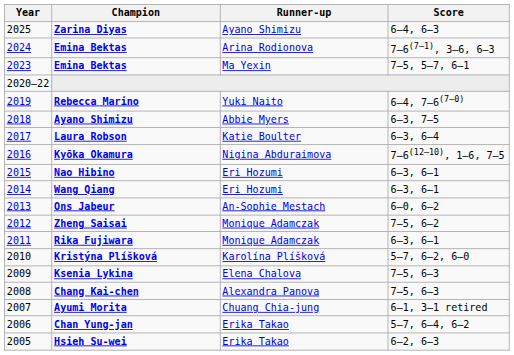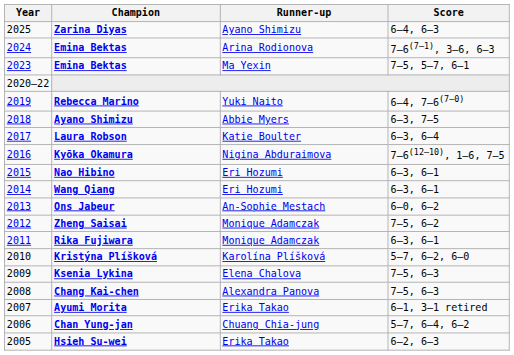(271, 307) Chuang Chia-jung -> (256, 307) Erika Takao
(256, 324) Erika Takao -> (271, 324) Chuang Chia-jung
